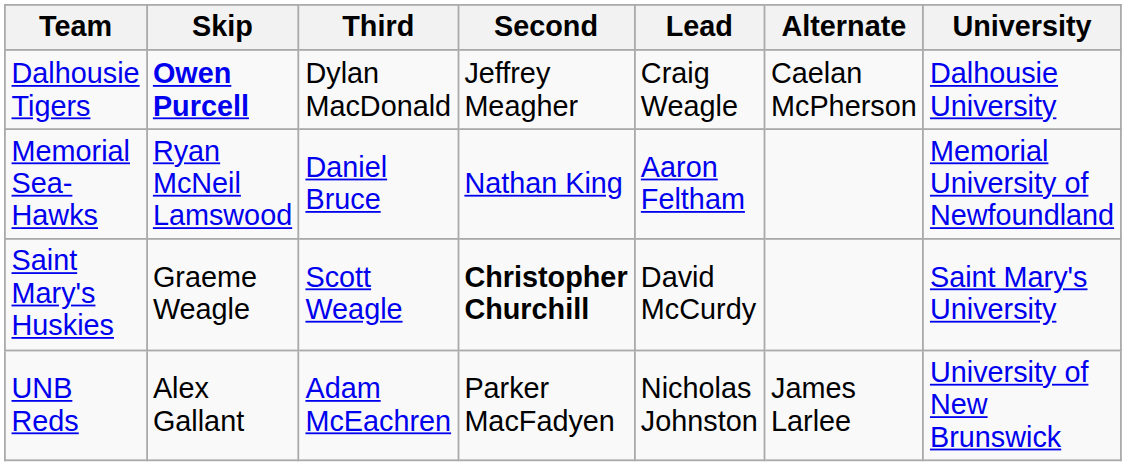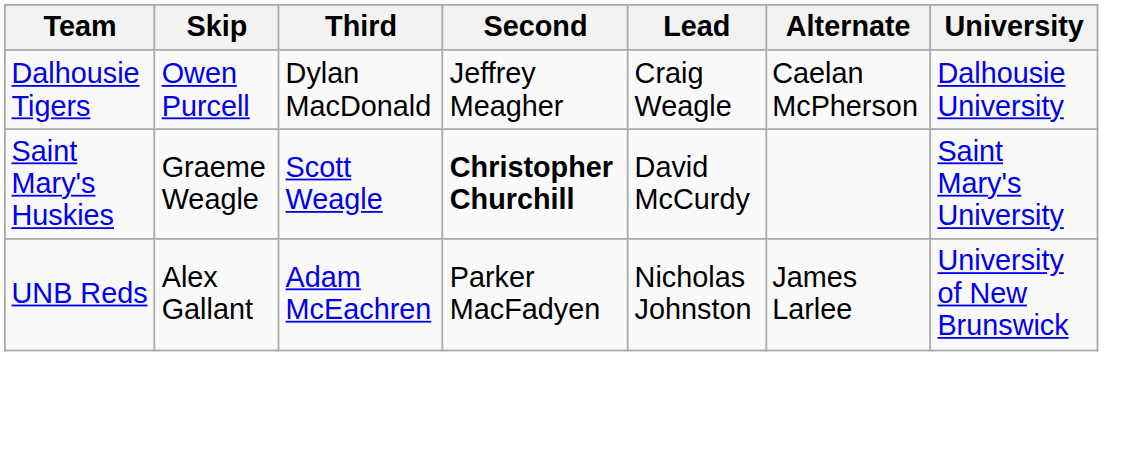(201, 89) bold -> (206, 89) normal
- row: (71, 183)
